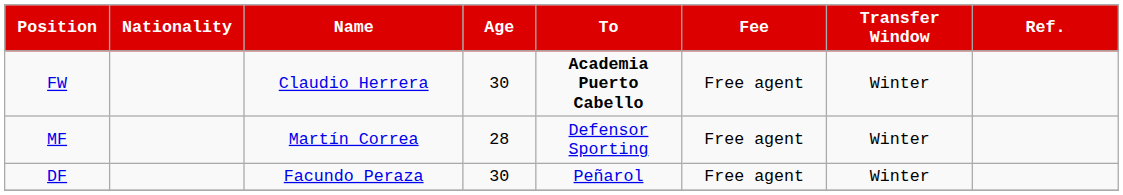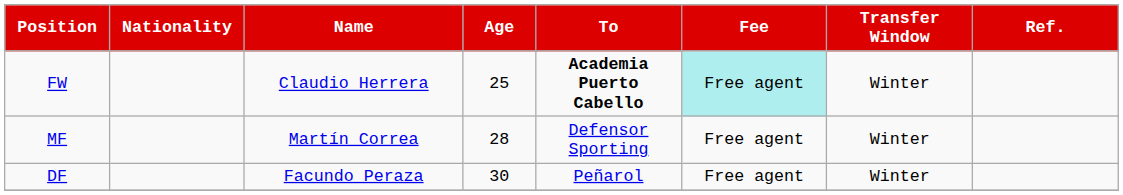(499, 84) 30 -> (499, 84) 25
(754, 84) no background -> (754, 84) paleturquoise background
